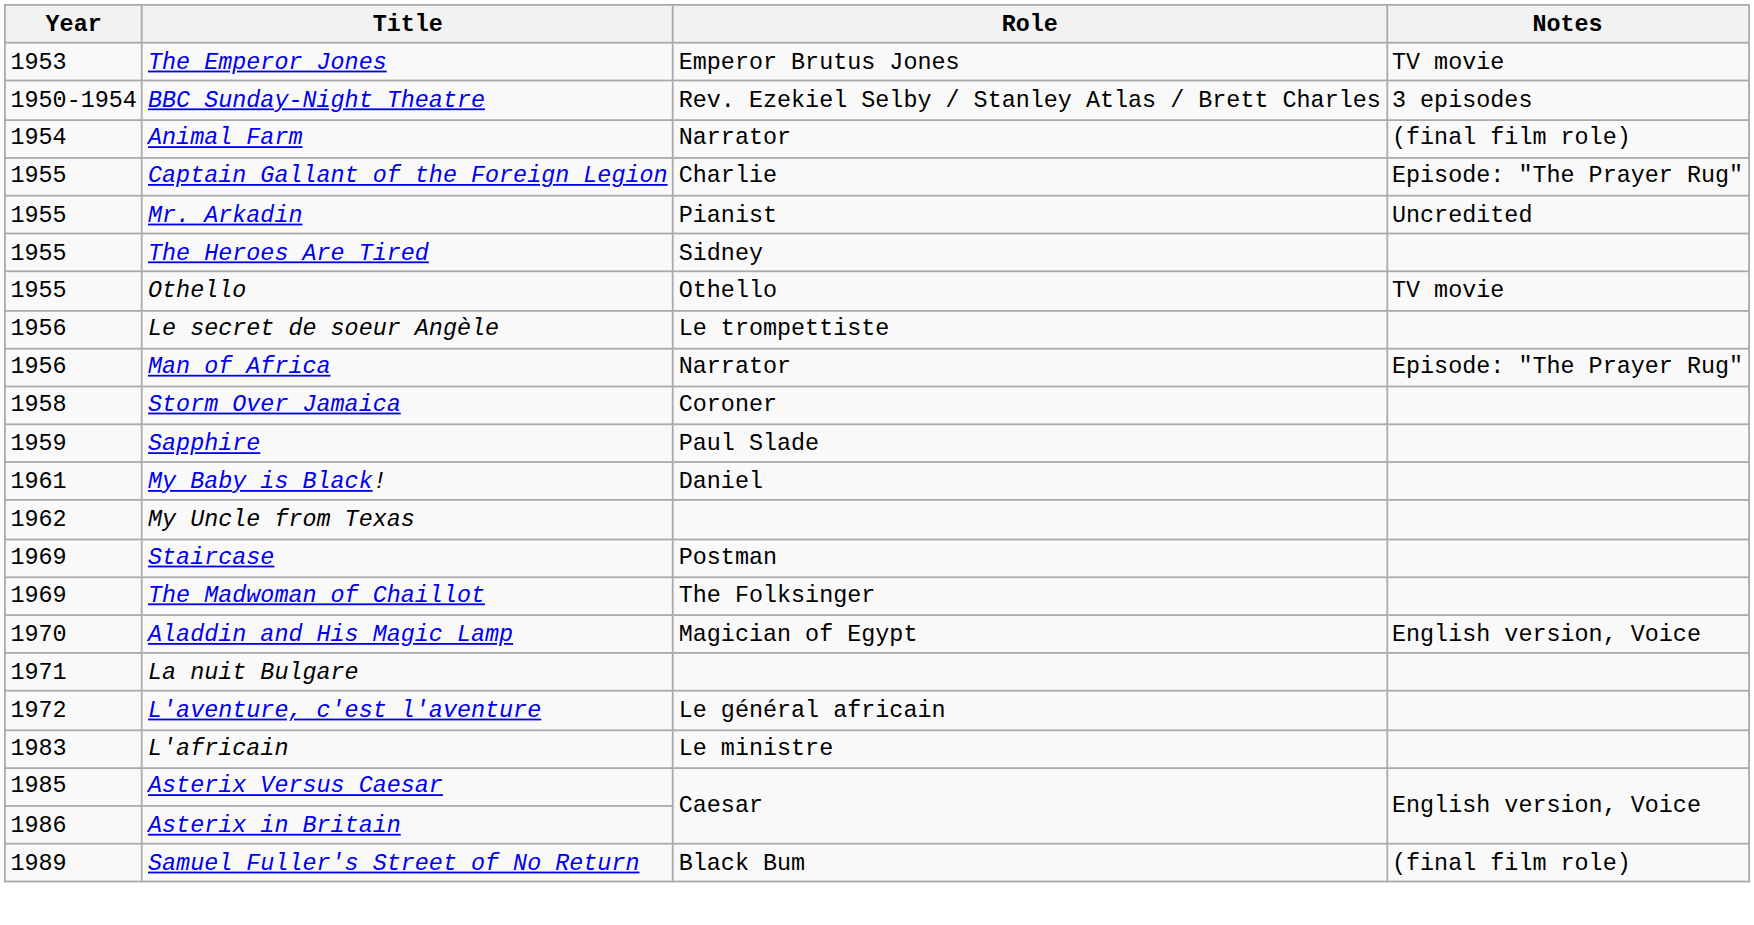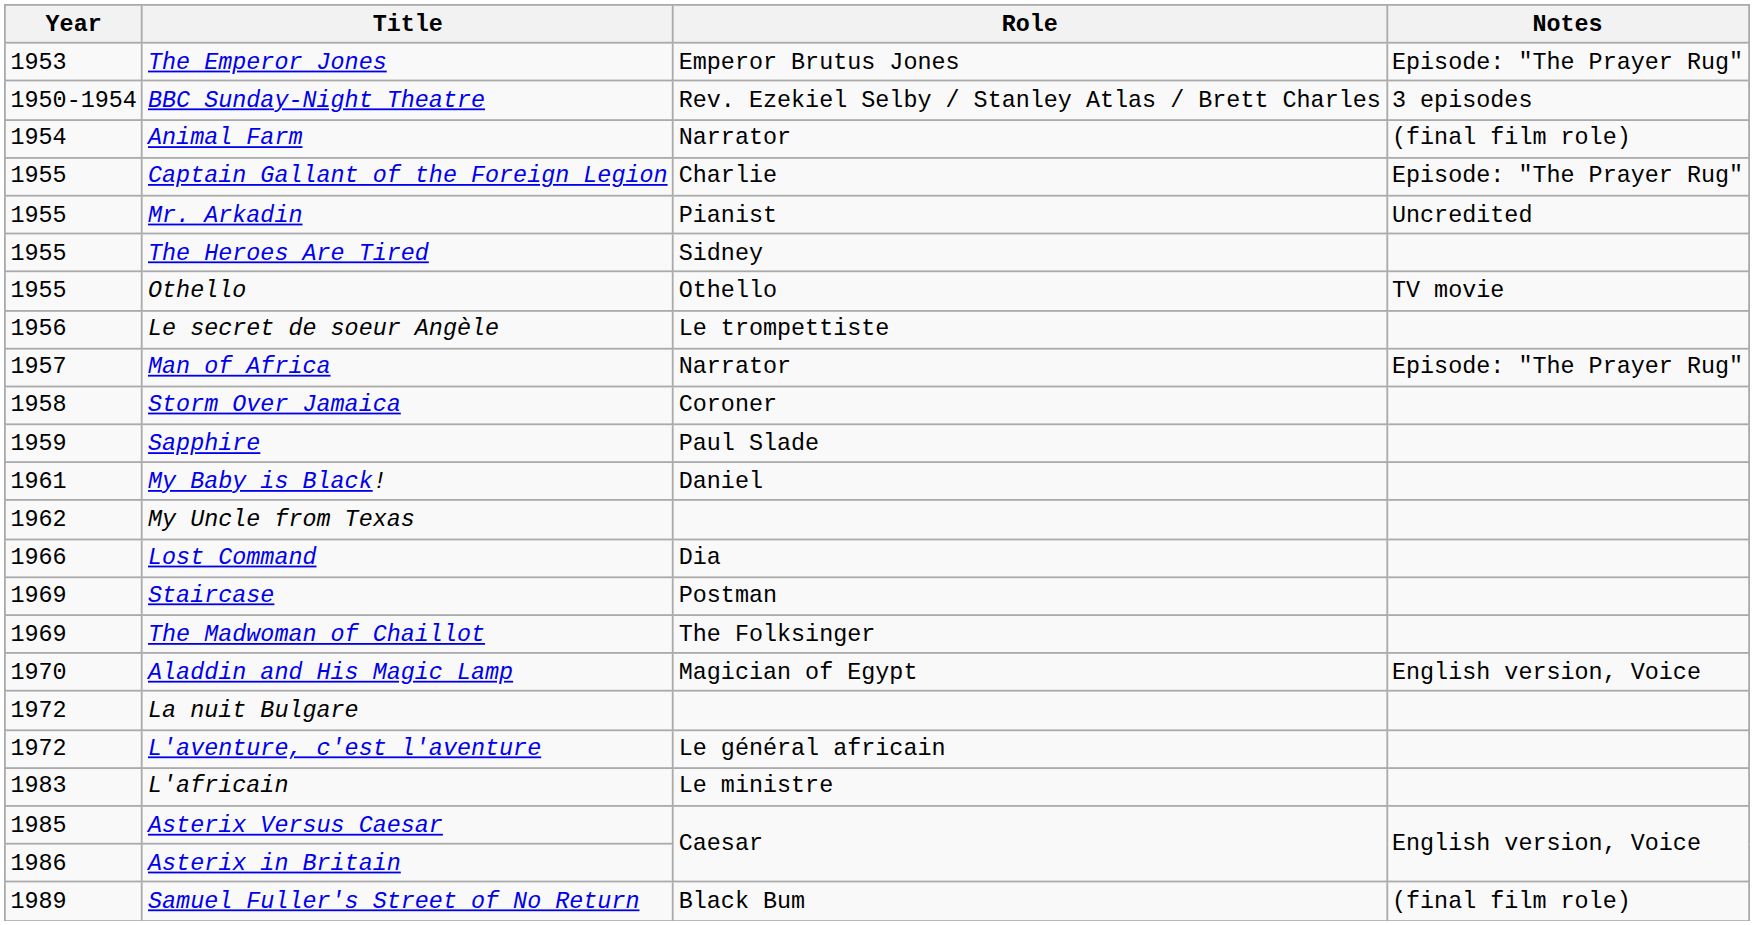(1448, 62) TV movie -> (1568, 62) Episode: "The Prayer Rug"
(39, 367) 1956 -> (39, 367) 1957
+ row: (232, 558)
(39, 672) 1971 -> (39, 710) 1972
